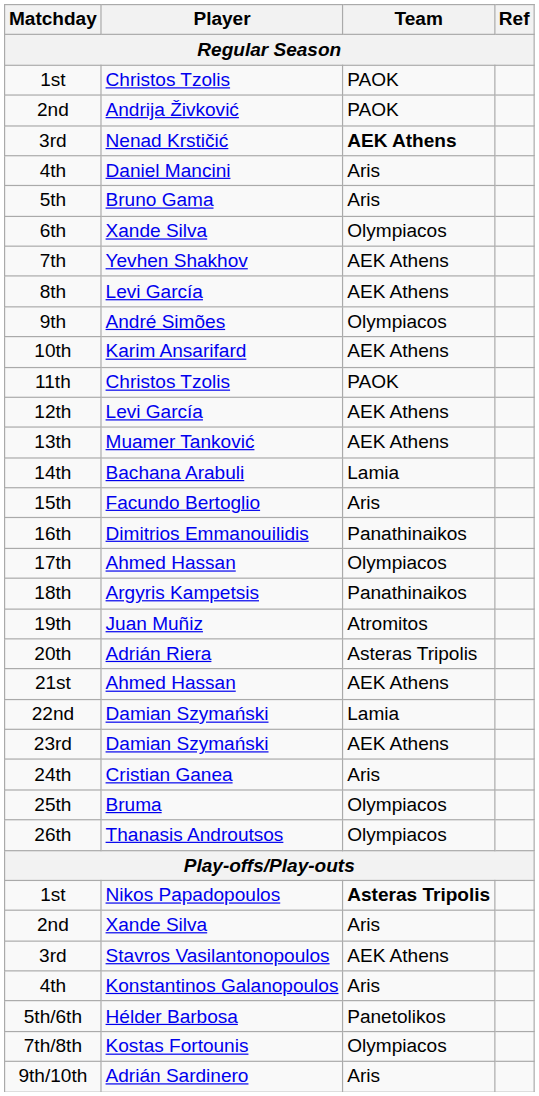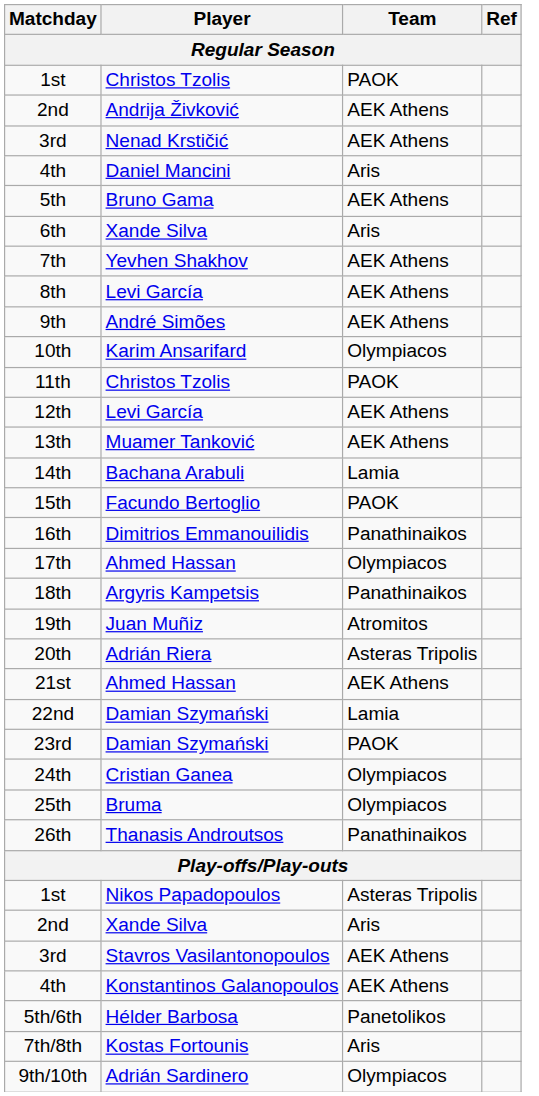(373, 110) PAOK -> (398, 110) AEK Athens
(402, 140) bold -> (398, 140) normal
(364, 200) Aris -> (398, 200) AEK Athens
(397, 230) Olympiacos -> (364, 230) Aris
(397, 321) Olympiacos -> (398, 321) AEK Athens
(398, 351) AEK Athens -> (397, 351) Olympiacos
(364, 502) Aris -> (373, 502) PAOK
(398, 744) AEK Athens -> (373, 744) PAOK
(364, 774) Aris -> (397, 774) Olympiacos
(397, 834) Olympiacos -> (407, 834) Panathinaikos
(419, 895) bold -> (412, 895) normal
(364, 985) Aris -> (398, 985) AEK Athens
(397, 1046) Olympiacos -> (364, 1046) Aris
(364, 1076) Aris -> (397, 1076) Olympiacos
